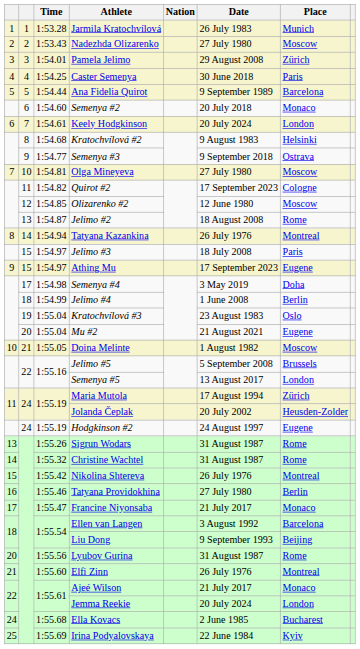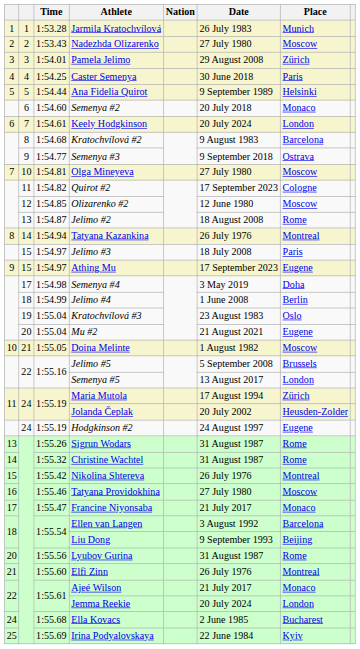(303, 92) Barcelona -> (300, 92) Helsinki
(300, 140) Helsinki -> (303, 140) Barcelona
(295, 492) Berlin -> (300, 492) Moscow
